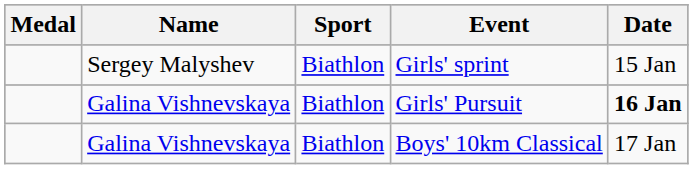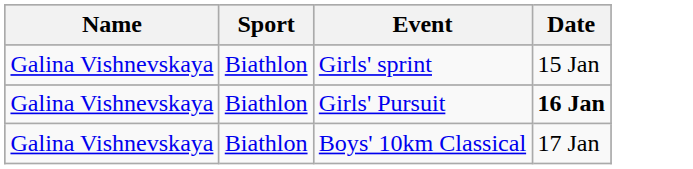- column: (43, 24)
(171, 64) Sergey Malyshev -> (112, 64) Galina Vishnevskaya
